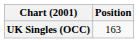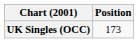(113, 29) 163 -> (113, 29) 173
